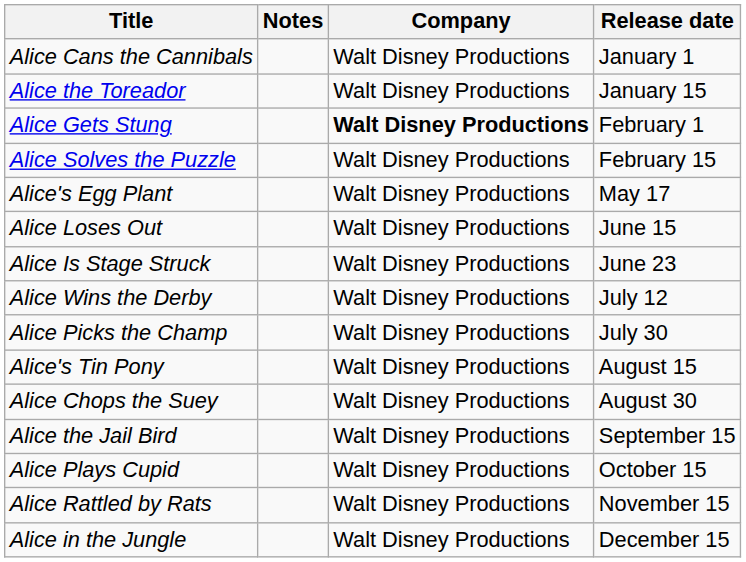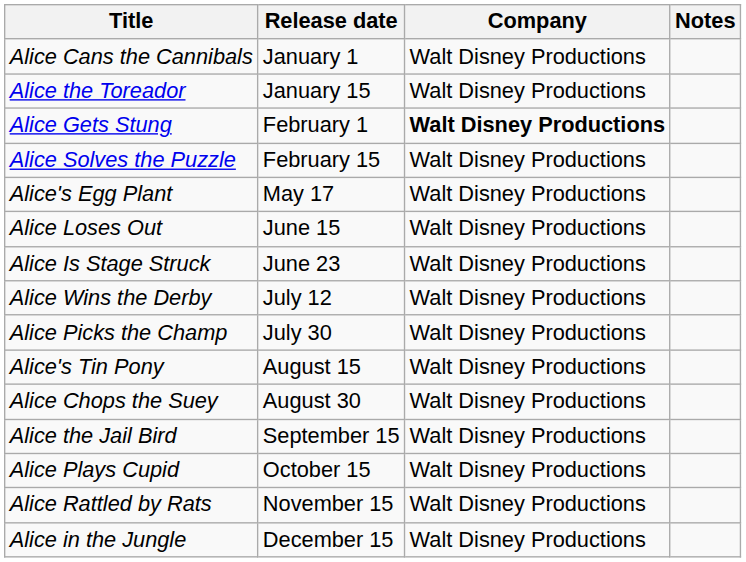columns swapped: (667, 21) <-> (293, 21)
